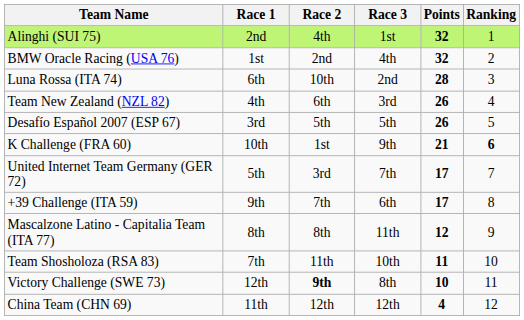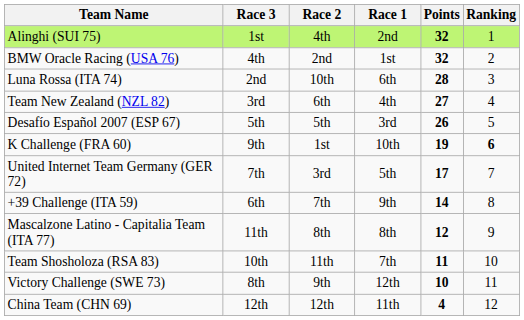columns swapped: (256, 15) <-> (388, 15)
(442, 101) 26 -> (442, 101) 27
(442, 144) 21 -> (442, 144) 19
(442, 203) 17 -> (442, 203) 14
(322, 283) bold -> (322, 283) normal
